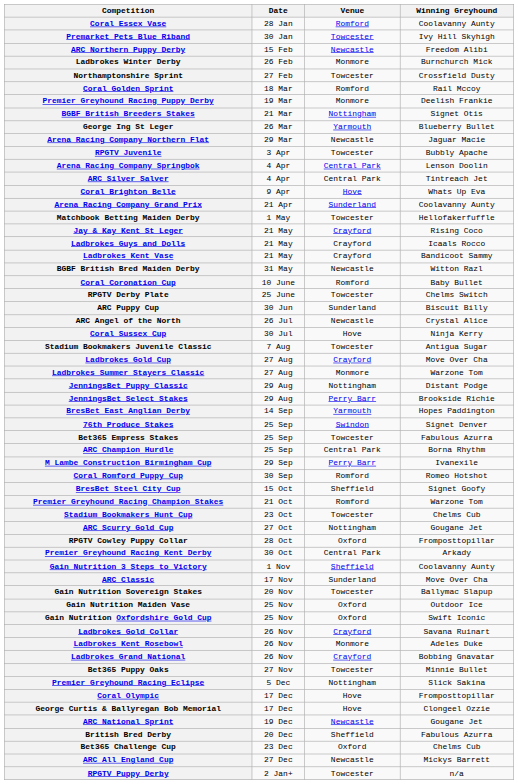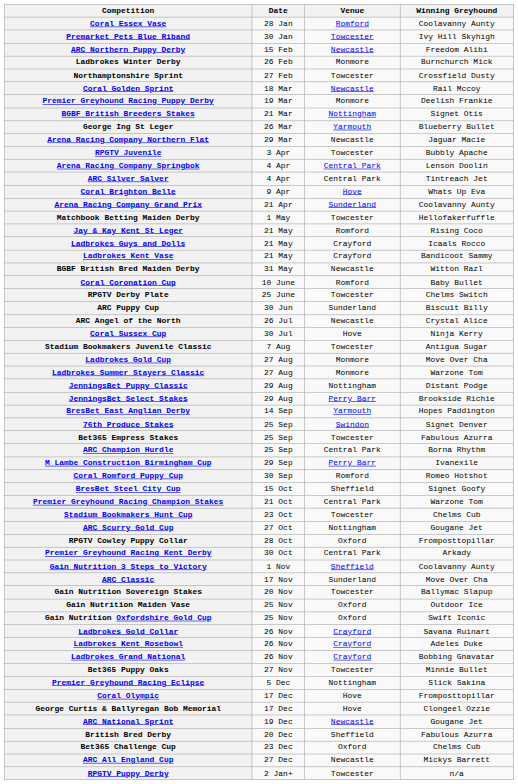(352, 88) Romford -> (352, 88) Newcastle
(352, 230) Crayford -> (352, 230) Romford
(352, 360) Crayford -> (352, 360) Monmore
(352, 502) Romford -> (352, 502) Central Park
(352, 644) Monmore -> (352, 644) Crayford
